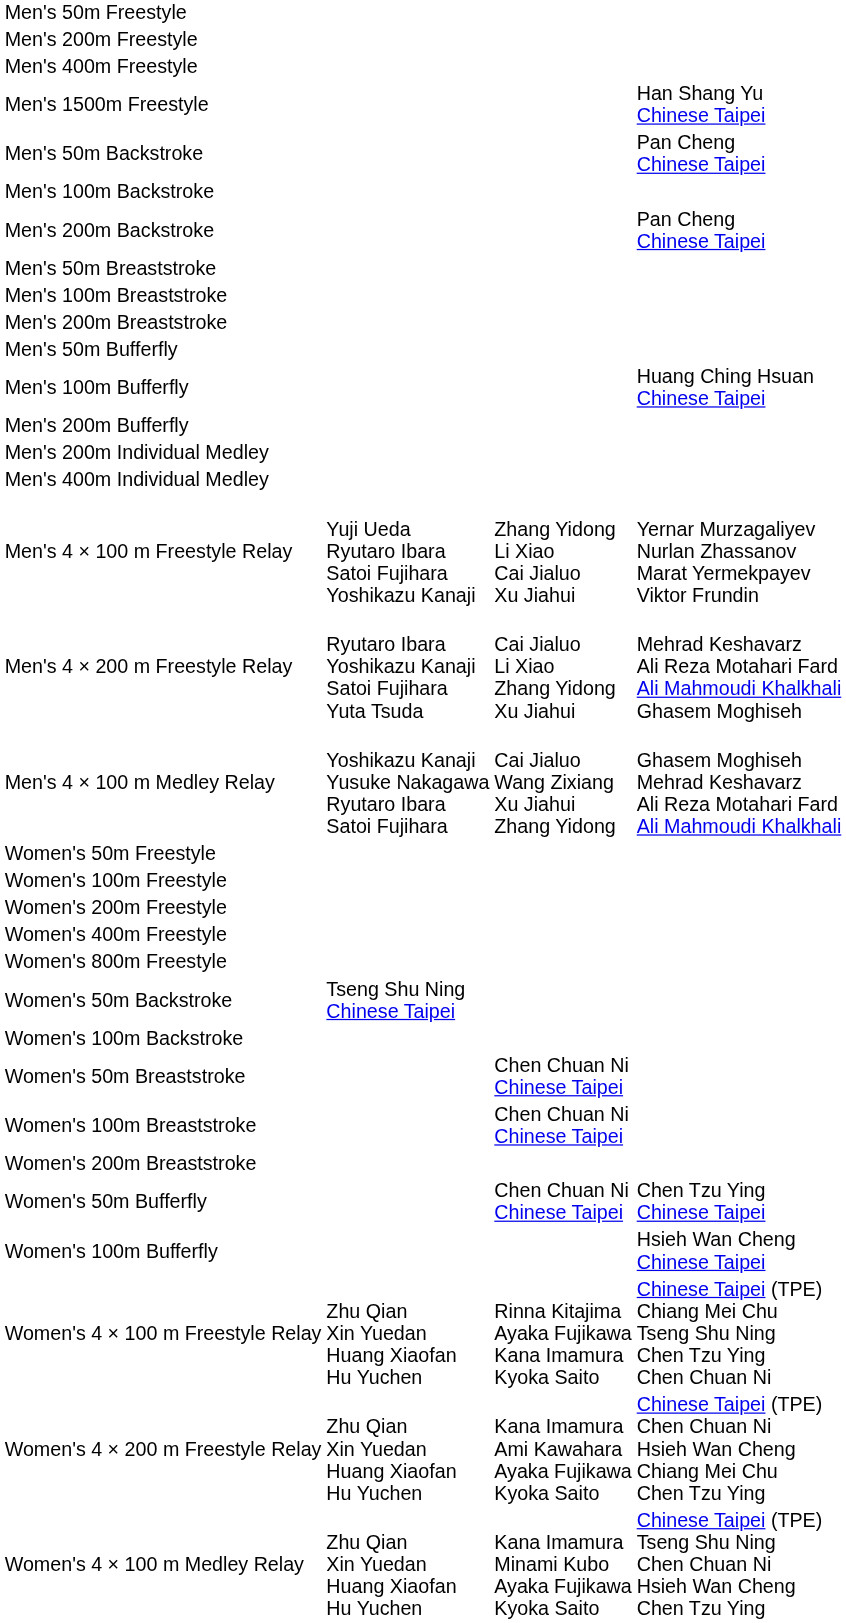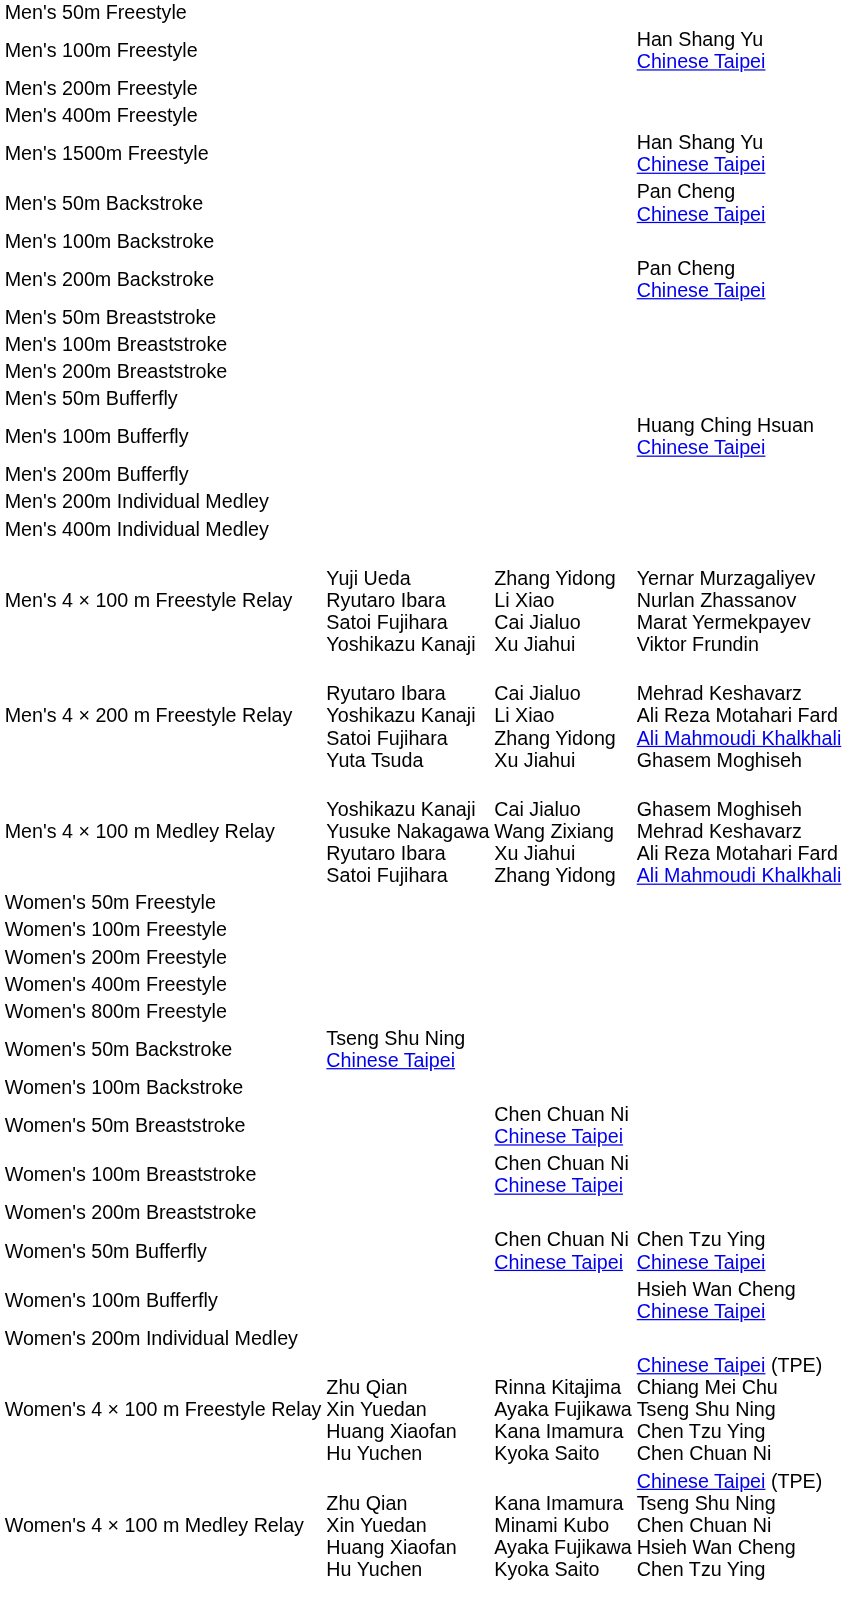+ row: (101, 50)
+ row: (151, 1338)
- row: (163, 1449)
